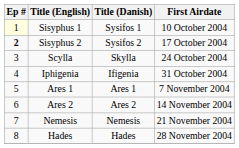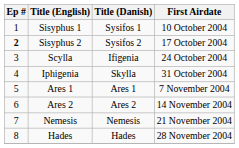(16, 27) lightyellow background -> (16, 27) no background
(123, 58) Skylla -> (123, 58) Ifigenia
(123, 74) Ifigenia -> (123, 74) Skylla
